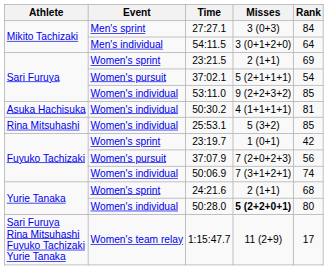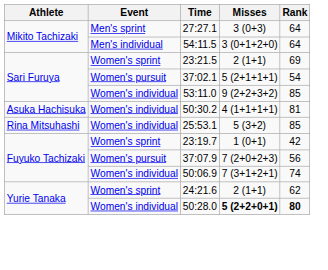(309, 29) 84 -> (295, 29) 64
(309, 190) 68 -> (295, 190) 62
(309, 207) normal -> (295, 207) bold
- row: (209, 240)
